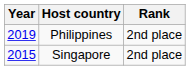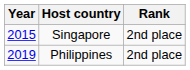rows swapped: (81, 55) <-> (81, 34)
